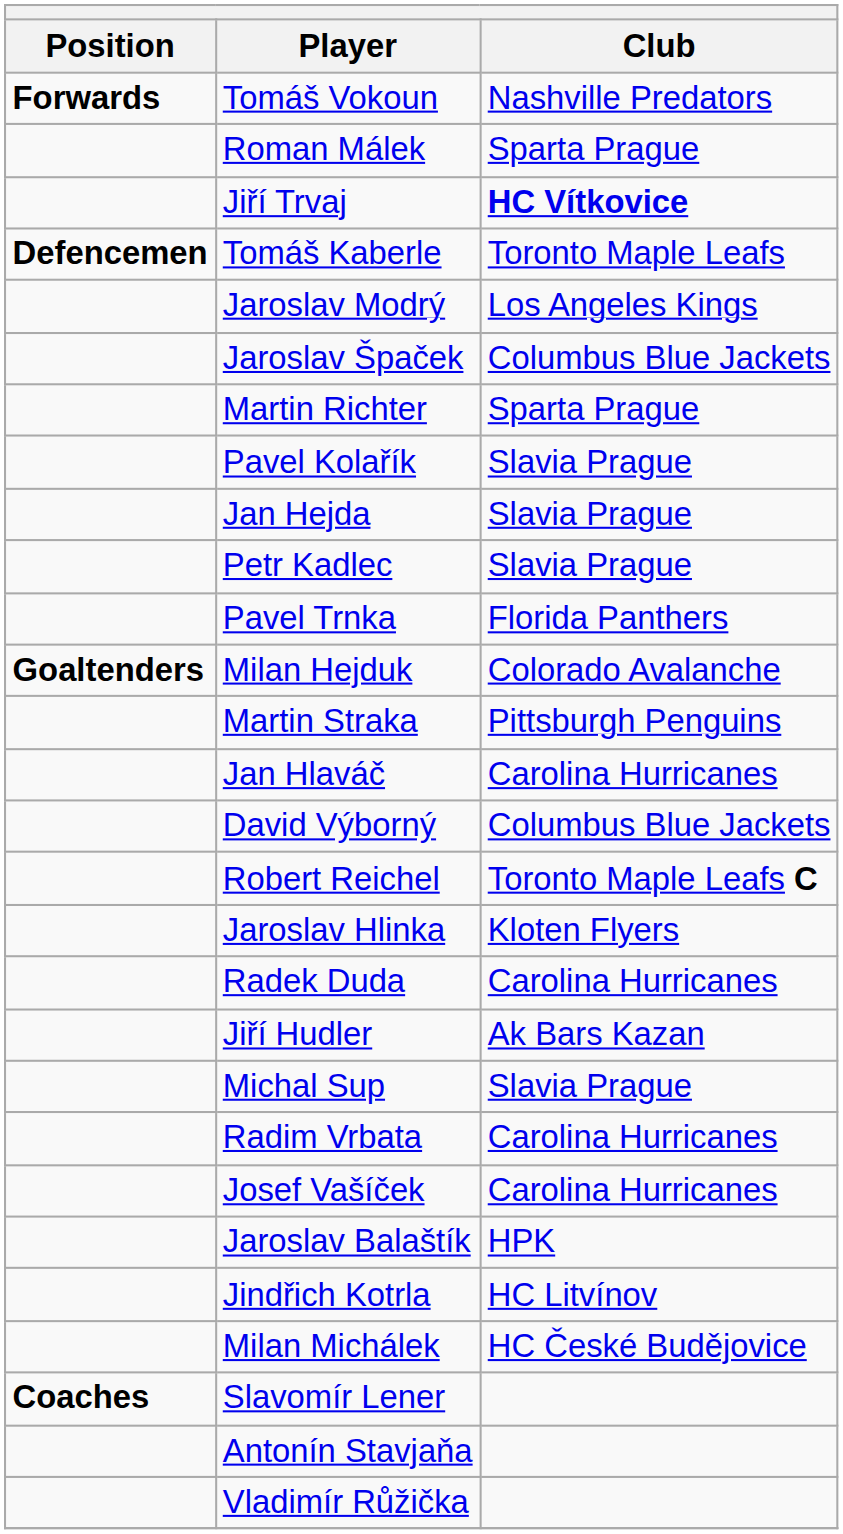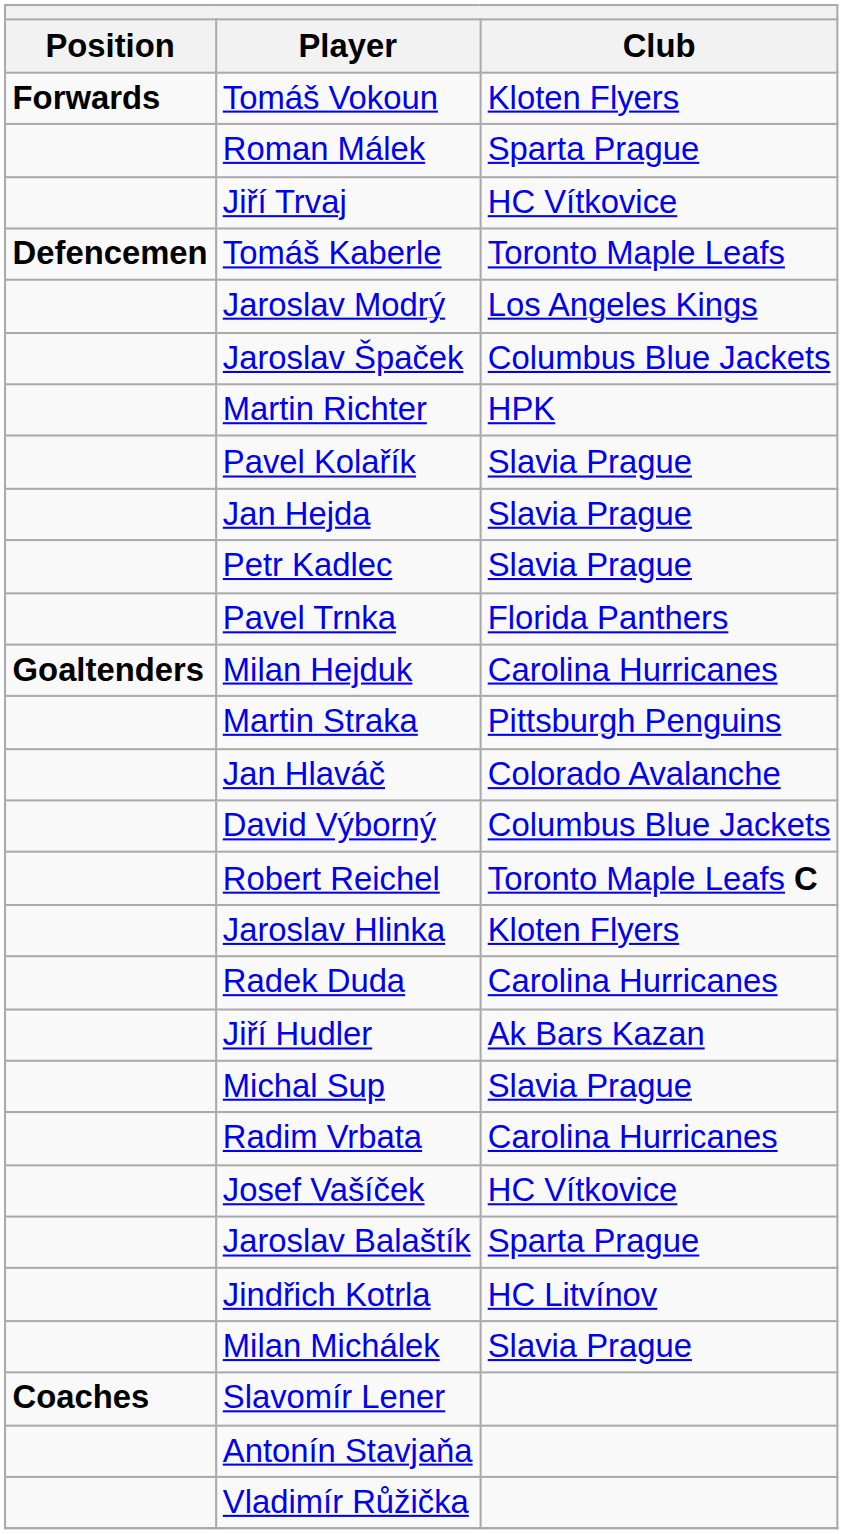(630, 97) Nashville Predators -> (583, 97) Kloten Flyers
(588, 201) bold -> (583, 201) normal
(594, 409) Sparta Prague -> (521, 409) HPK
(634, 669) Colorado Avalanche -> (633, 669) Carolina Hurricanes
(633, 773) Carolina Hurricanes -> (634, 773) Colorado Avalanche
(633, 1190) Carolina Hurricanes -> (583, 1190) HC Vítkovice
(521, 1242) HPK -> (594, 1242) Sparta Prague
(647, 1346) HC České Budějovice -> (590, 1346) Slavia Prague
